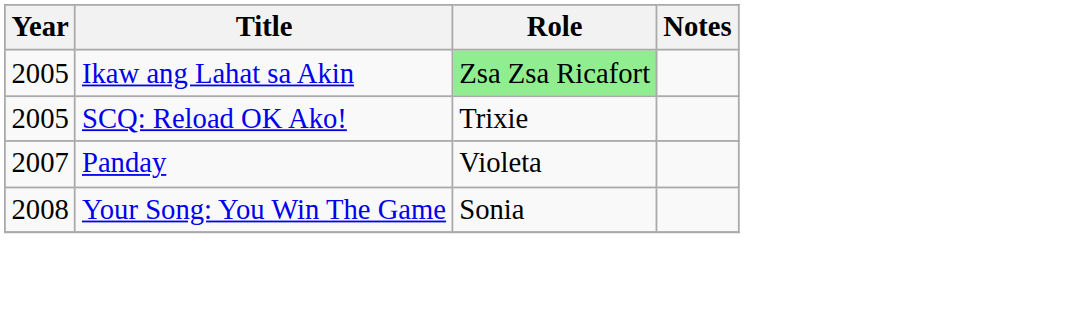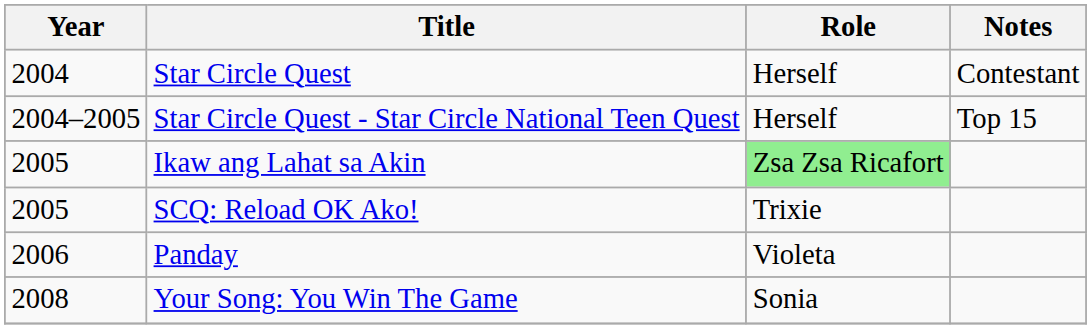+ row: (252, 72)
+ row: (447, 118)
(40, 163) 2007 -> (40, 254) 2006
